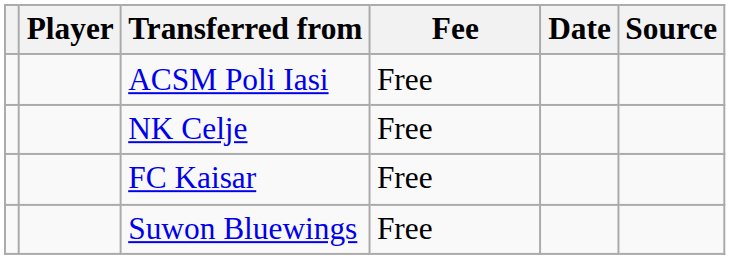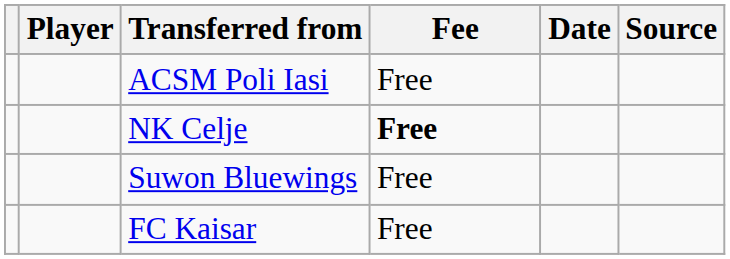(405, 128) normal -> (407, 128) bold
rows swapped: (192, 178) <-> (243, 228)
